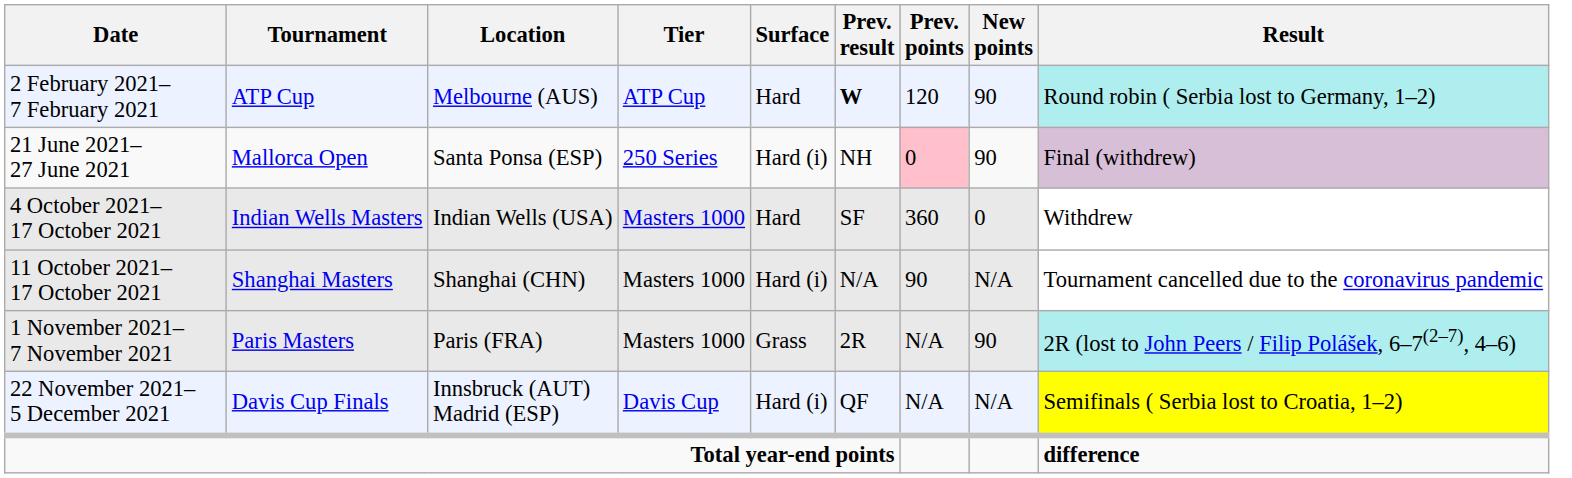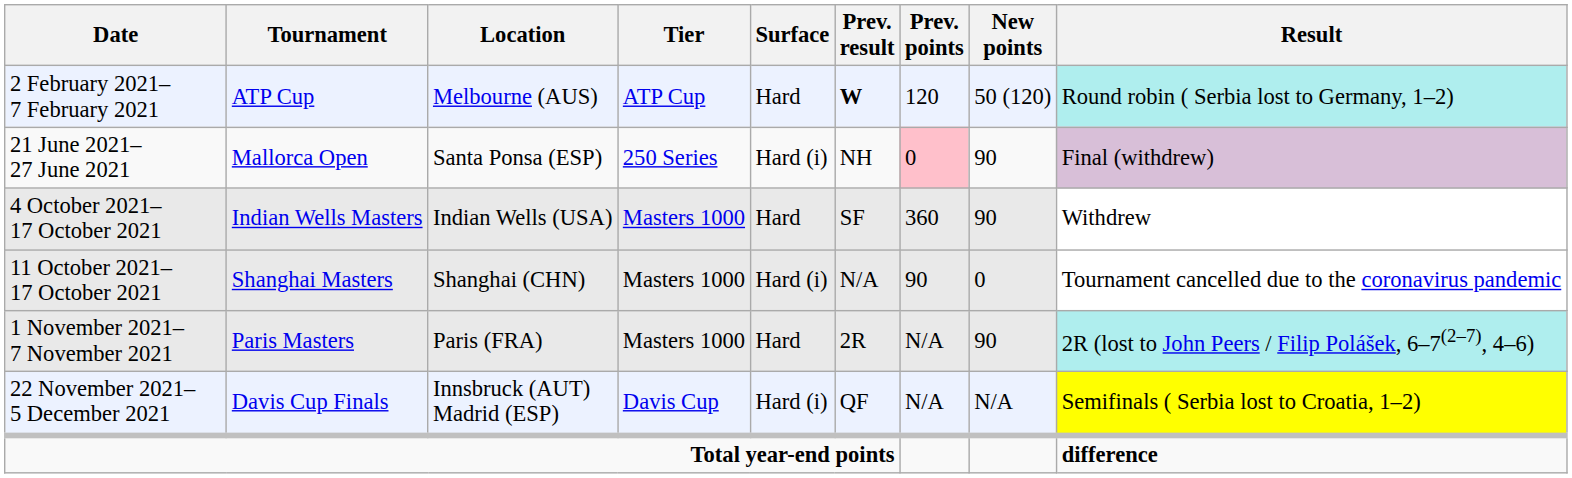(985, 96) 90 -> (1013, 96) 50 (120)
(980, 218) 0 -> (985, 218) 90
(994, 279) N/A -> (980, 279) 0
(781, 340) Grass -> (778, 340) Hard
